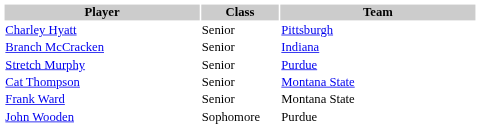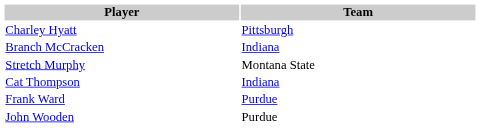- column: (240, 12)
(299, 64) Purdue -> (278, 64) Montana State
(318, 82) Montana State -> (261, 82) Indiana
(318, 99) Montana State -> (259, 99) Purdue
